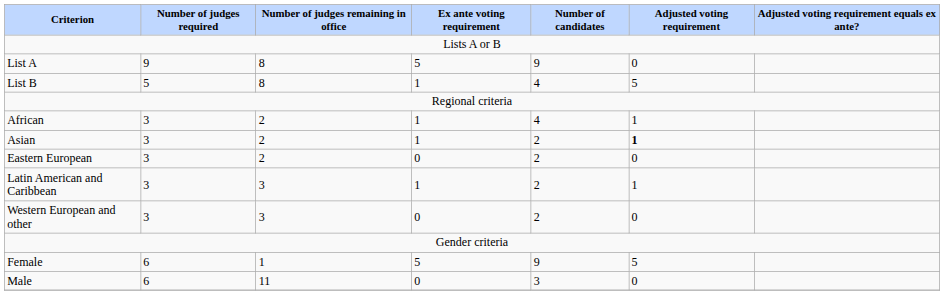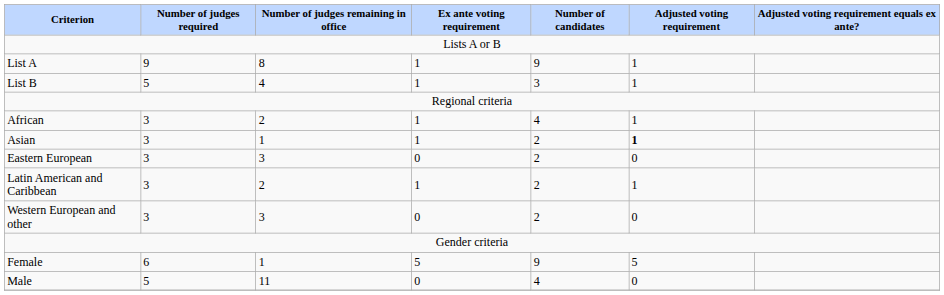(417, 63) 5 -> (417, 63) 1
(635, 63) 0 -> (635, 63) 1
(262, 82) 8 -> (262, 82) 4
(537, 82) 4 -> (537, 82) 3
(635, 82) 5 -> (635, 82) 1
(262, 139) 2 -> (262, 139) 1
(262, 158) 2 -> (262, 158) 3
(262, 184) 3 -> (262, 184) 2
(146, 280) 6 -> (146, 280) 5
(537, 280) 3 -> (537, 280) 4
